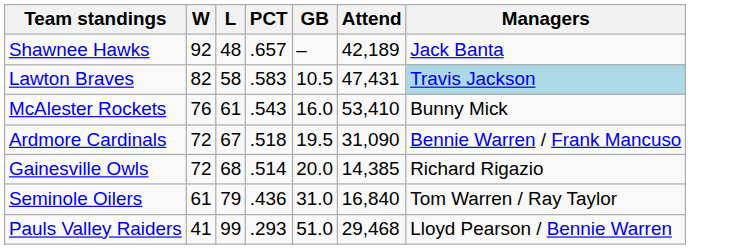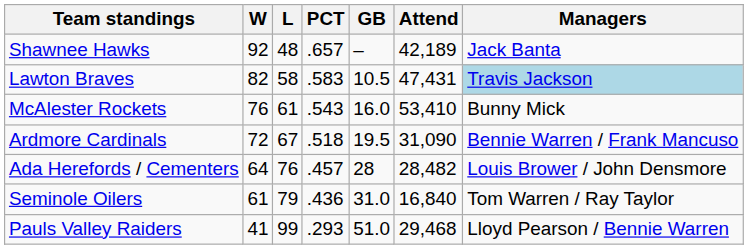- row: (79, 169)
+ row: (124, 169)
